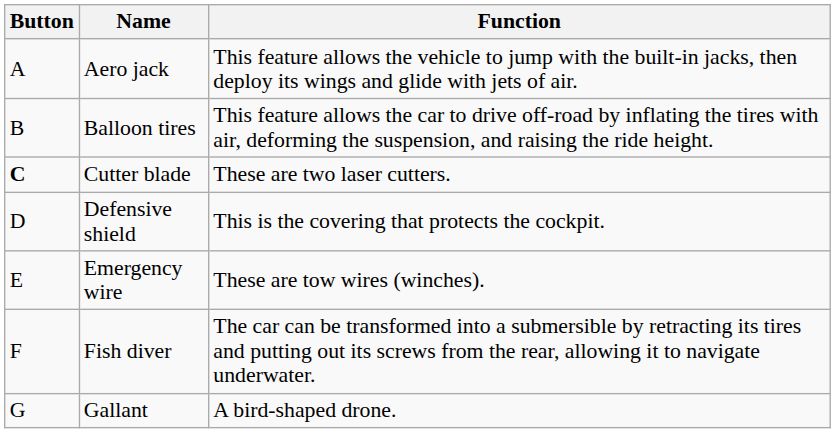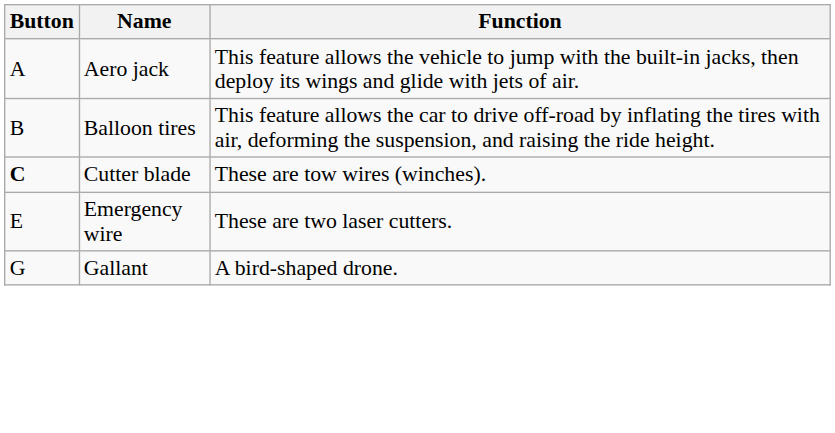(332, 174) These are two laser cutters. -> (350, 174) These are tow wires (winches).
- row: (128, 220)
(349, 279) These are tow wires (winches). -> (334, 220) These are two laser cutters.
- row: (128, 351)
